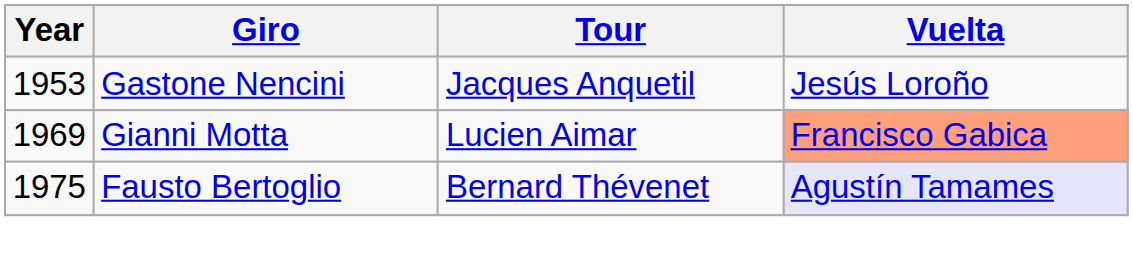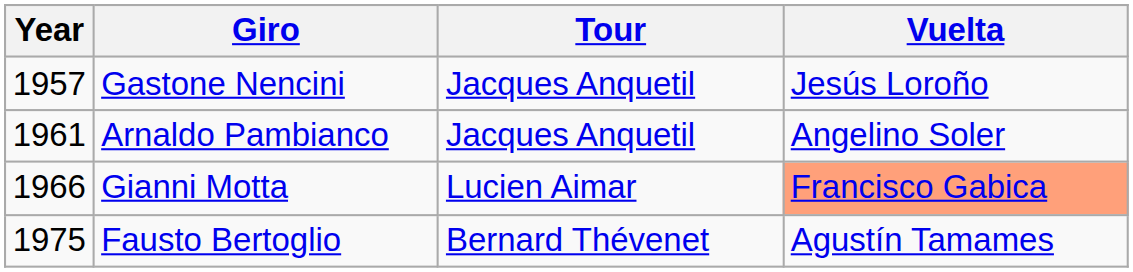(49, 82) 1953 -> (49, 82) 1957
+ row: (245, 135)
(49, 135) 1969 -> (49, 187) 1966
(922, 187) lavender background -> (922, 239) no background
